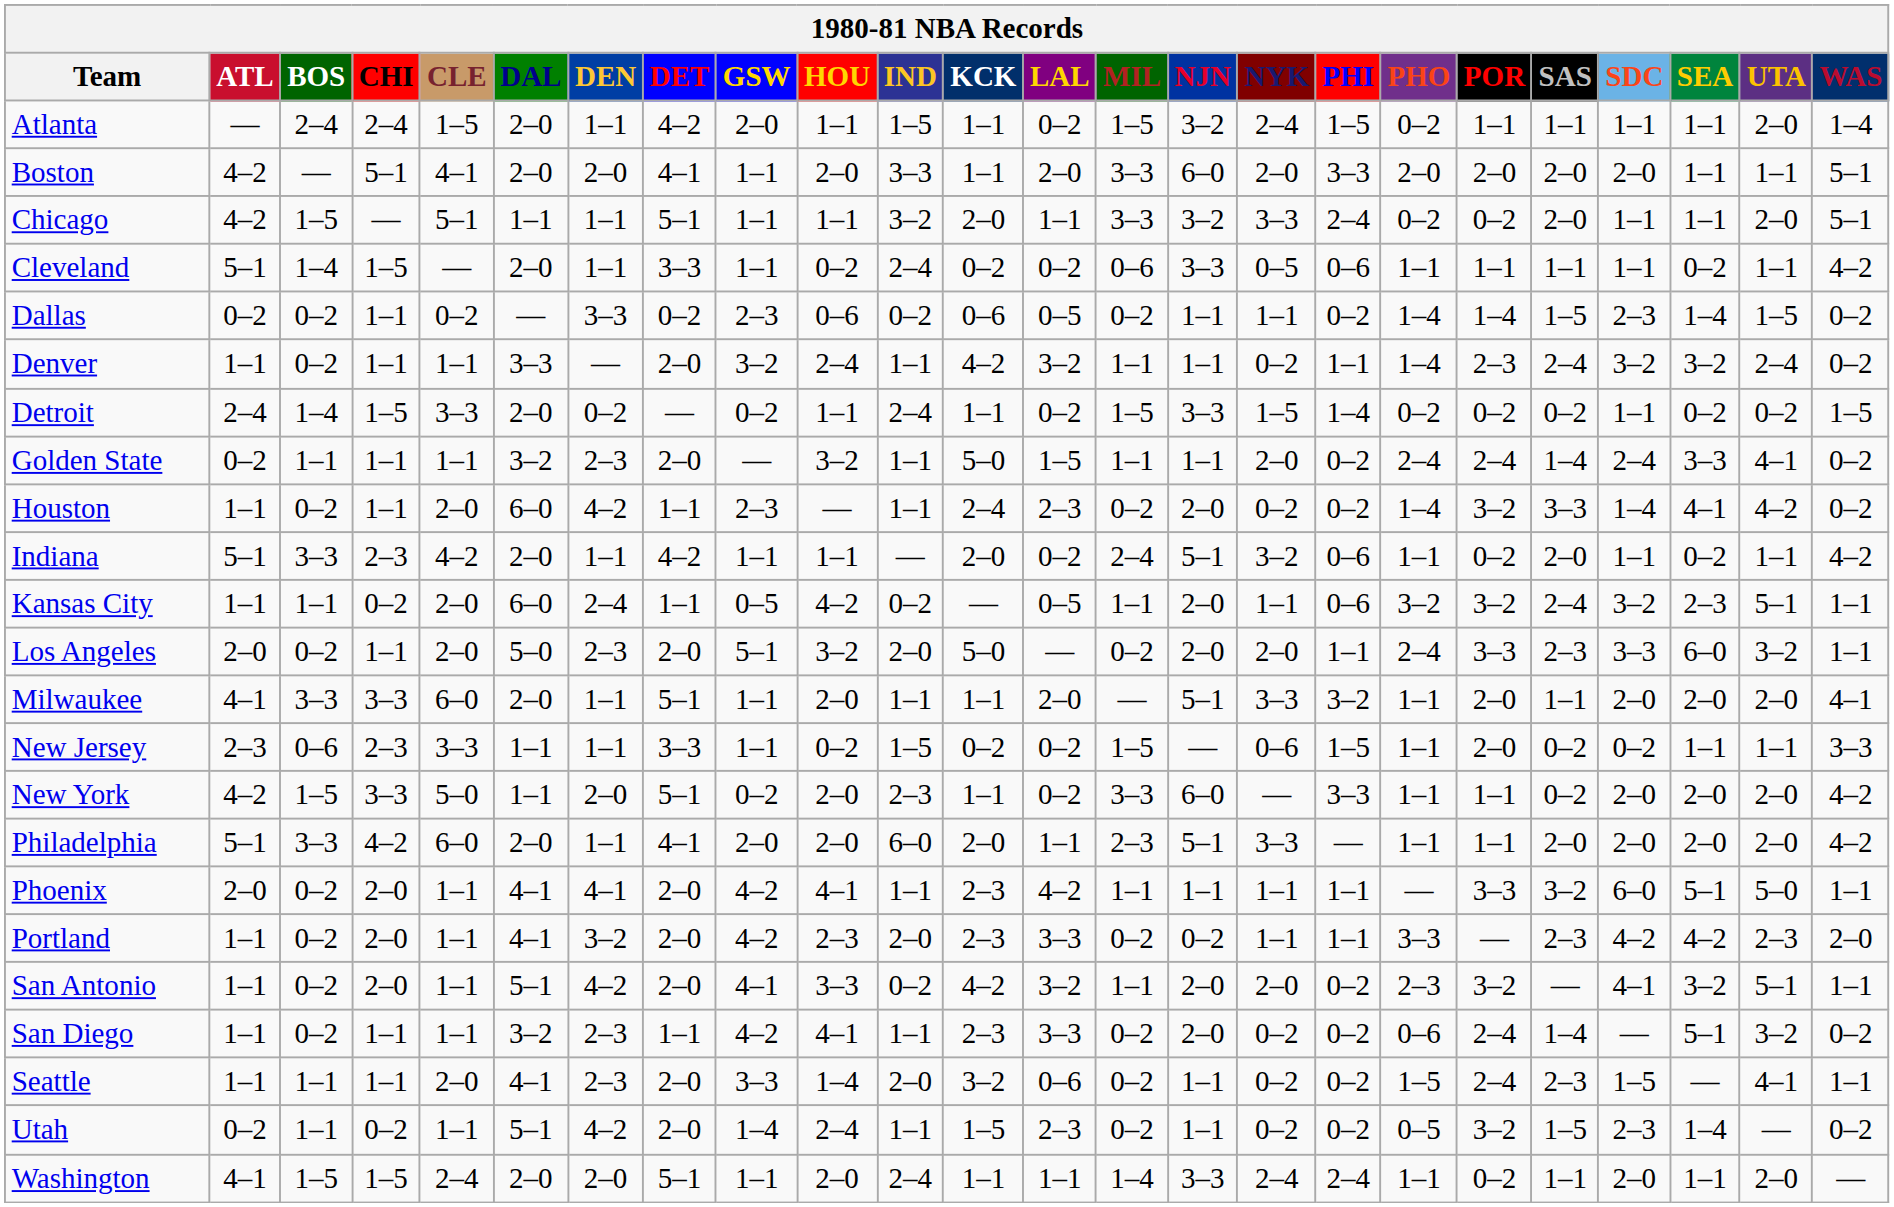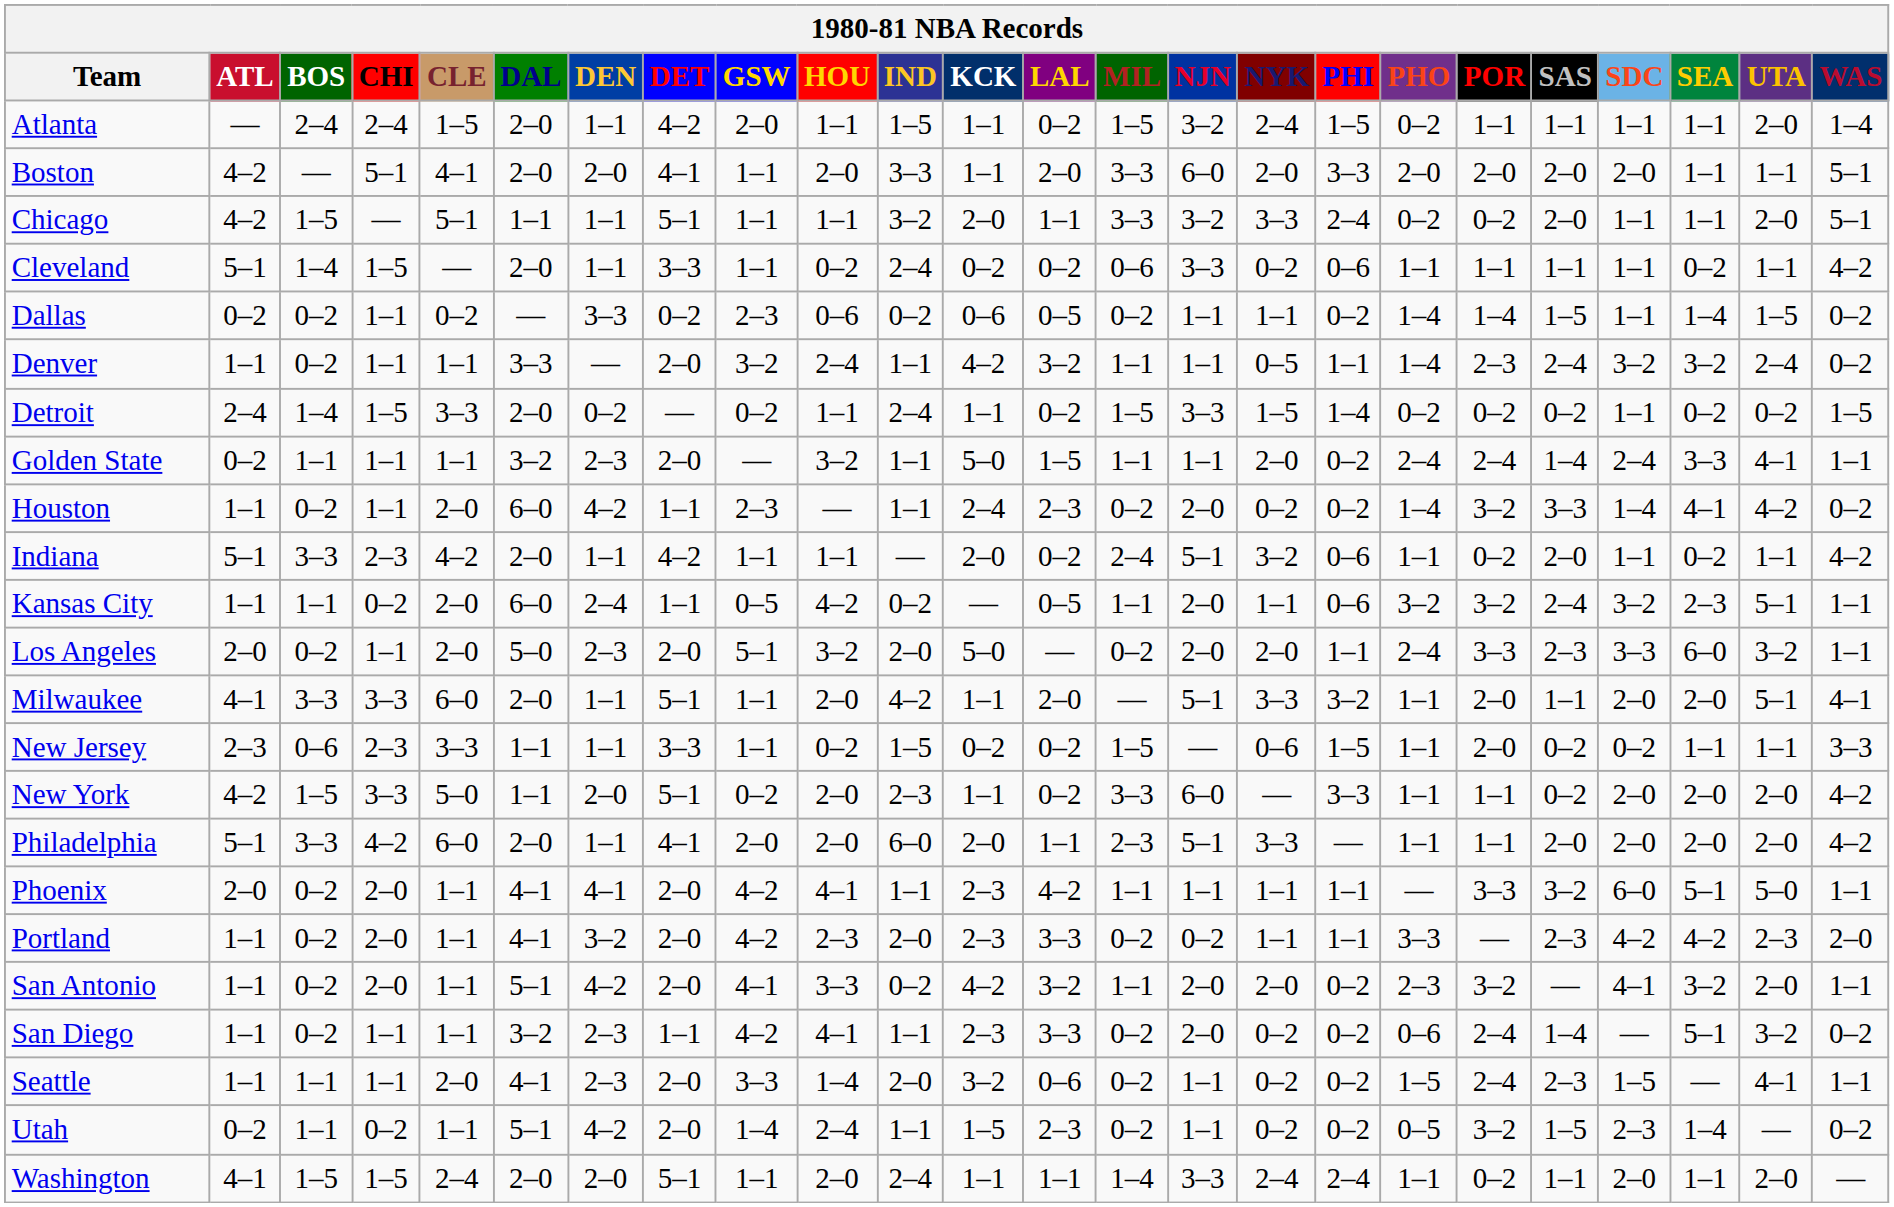(1277, 267) 0–5 -> (1277, 267) 0–2
(1634, 315) 2–3 -> (1634, 315) 1–1
(1277, 363) 0–2 -> (1277, 363) 0–5
(1851, 459) 0–2 -> (1851, 459) 1–1
(910, 698) 1–1 -> (910, 698) 4–2
(1776, 698) 2–0 -> (1776, 698) 5–1
(1776, 986) 5–1 -> (1776, 986) 2–0
